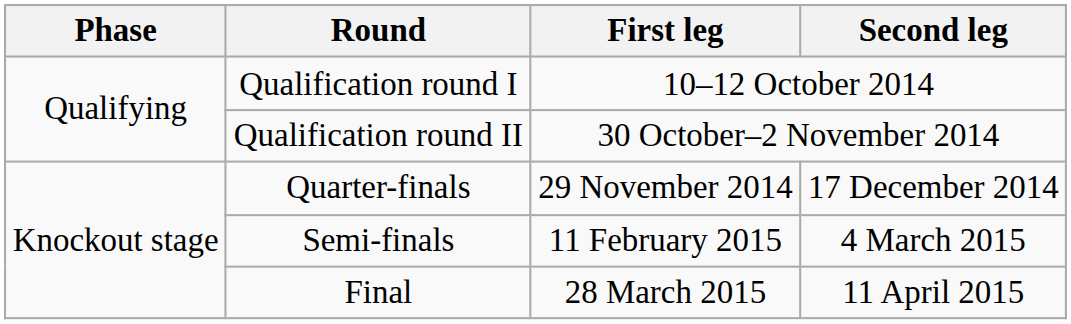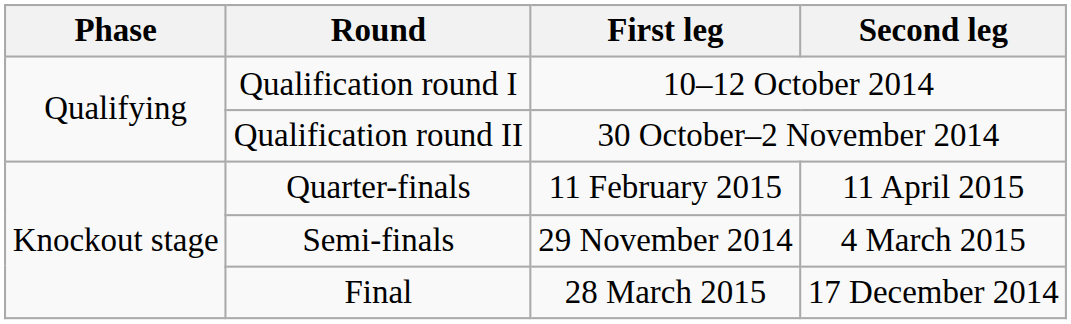(665, 187) 29 November 2014 -> (665, 187) 11 February 2015
(933, 187) 17 December 2014 -> (933, 187) 11 April 2015
(665, 239) 11 February 2015 -> (665, 239) 29 November 2014
(933, 291) 11 April 2015 -> (933, 291) 17 December 2014
